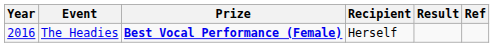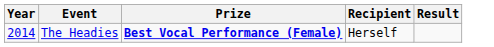- column: (475, 14)
(21, 33) 2016 -> (21, 33) 2014
